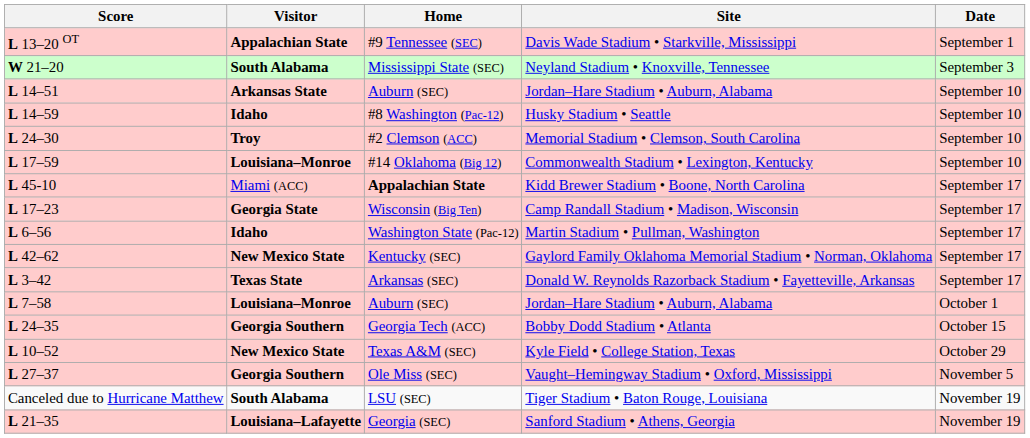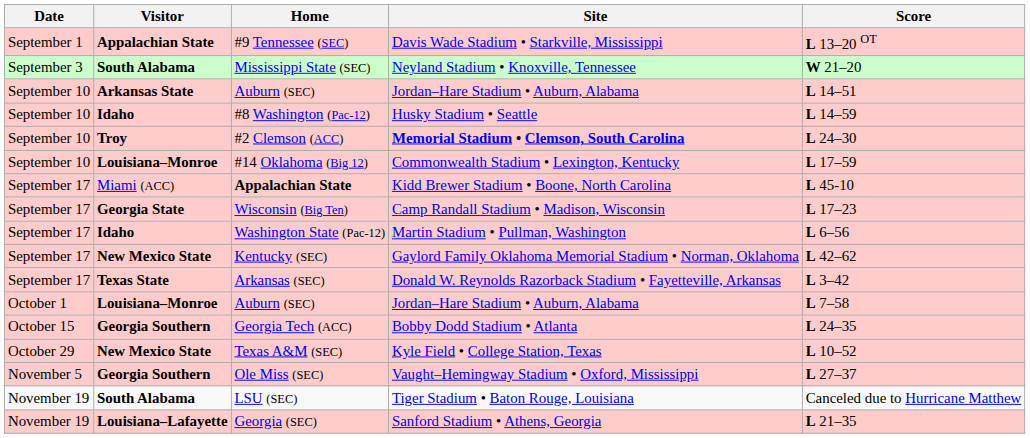columns swapped: (980, 16) <-> (116, 16)
(663, 138) normal -> (538, 138) bold
